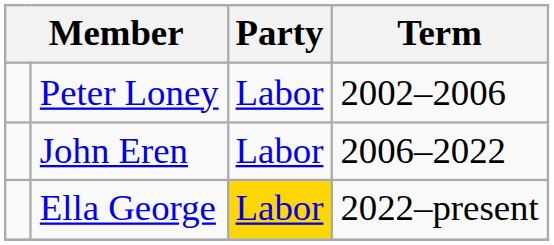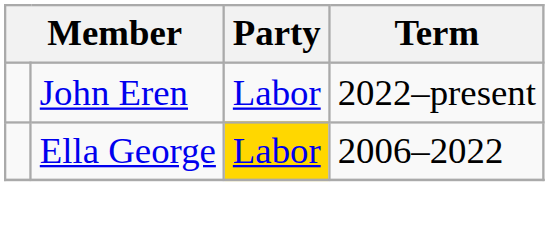- row: (129, 92)
(423, 150) 2006–2022 -> (437, 92) 2022–present
(440, 208) 2022–present -> (420, 150) 2006–2022
